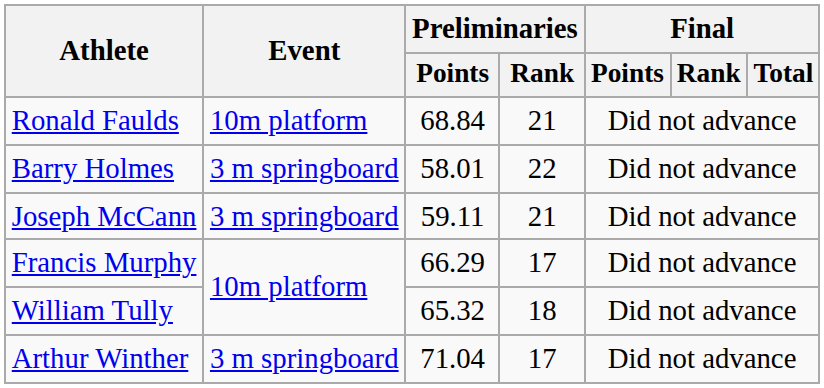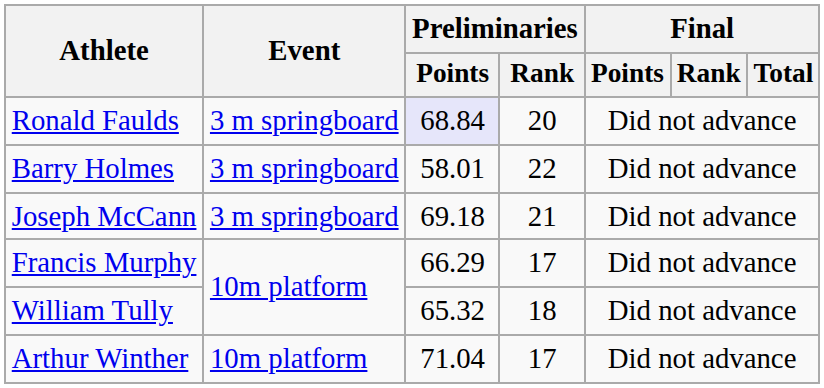(289, 121) 10m platform -> (304, 121) 3 m springboard
(453, 121) no background -> (453, 121) lavender background
(542, 121) 21 -> (542, 121) 20
(453, 216) 59.11 -> (453, 216) 69.18
(304, 358) 3 m springboard -> (289, 358) 10m platform
